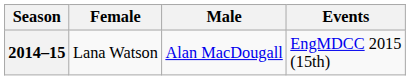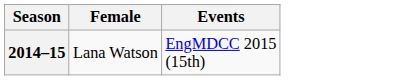- column: (224, 17)
